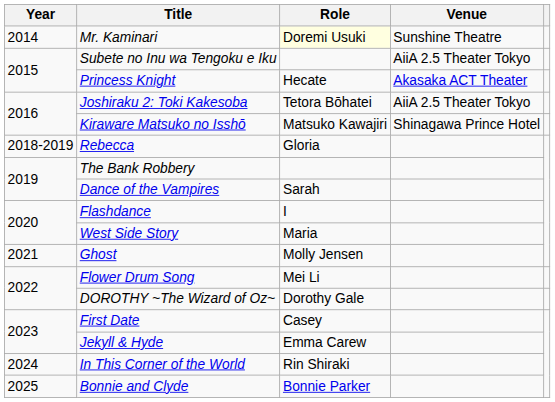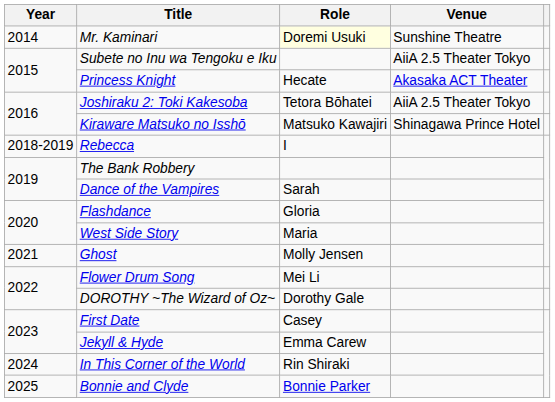(301, 146) Gloria -> (285, 146) I
(285, 211) I -> (301, 211) Gloria
